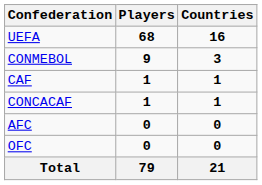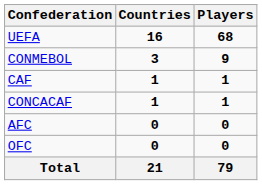columns swapped: (217, 15) <-> (147, 15)
